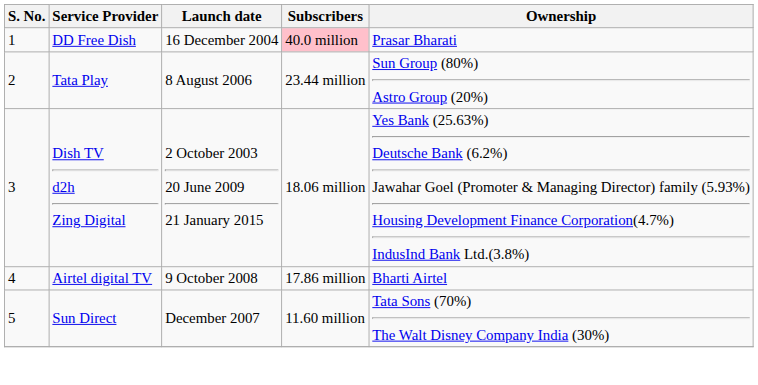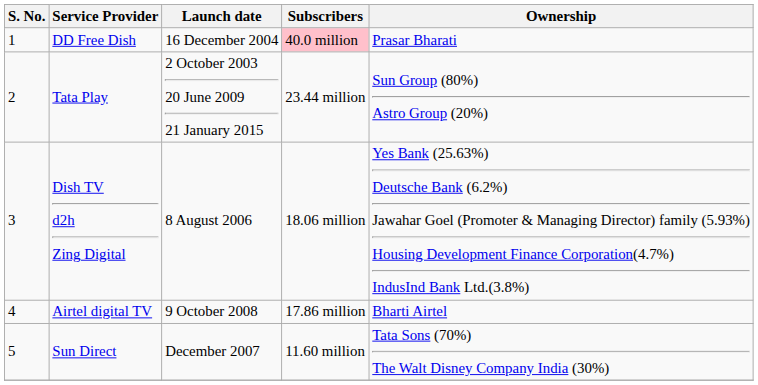(209, 80) 8 August 2006 -> (222, 96) 2 October 2003 20 June 2009 21 January 2015
(222, 187) 2 October 2003 20 June 2009 21 January 2015 -> (209, 221) 8 August 2006
